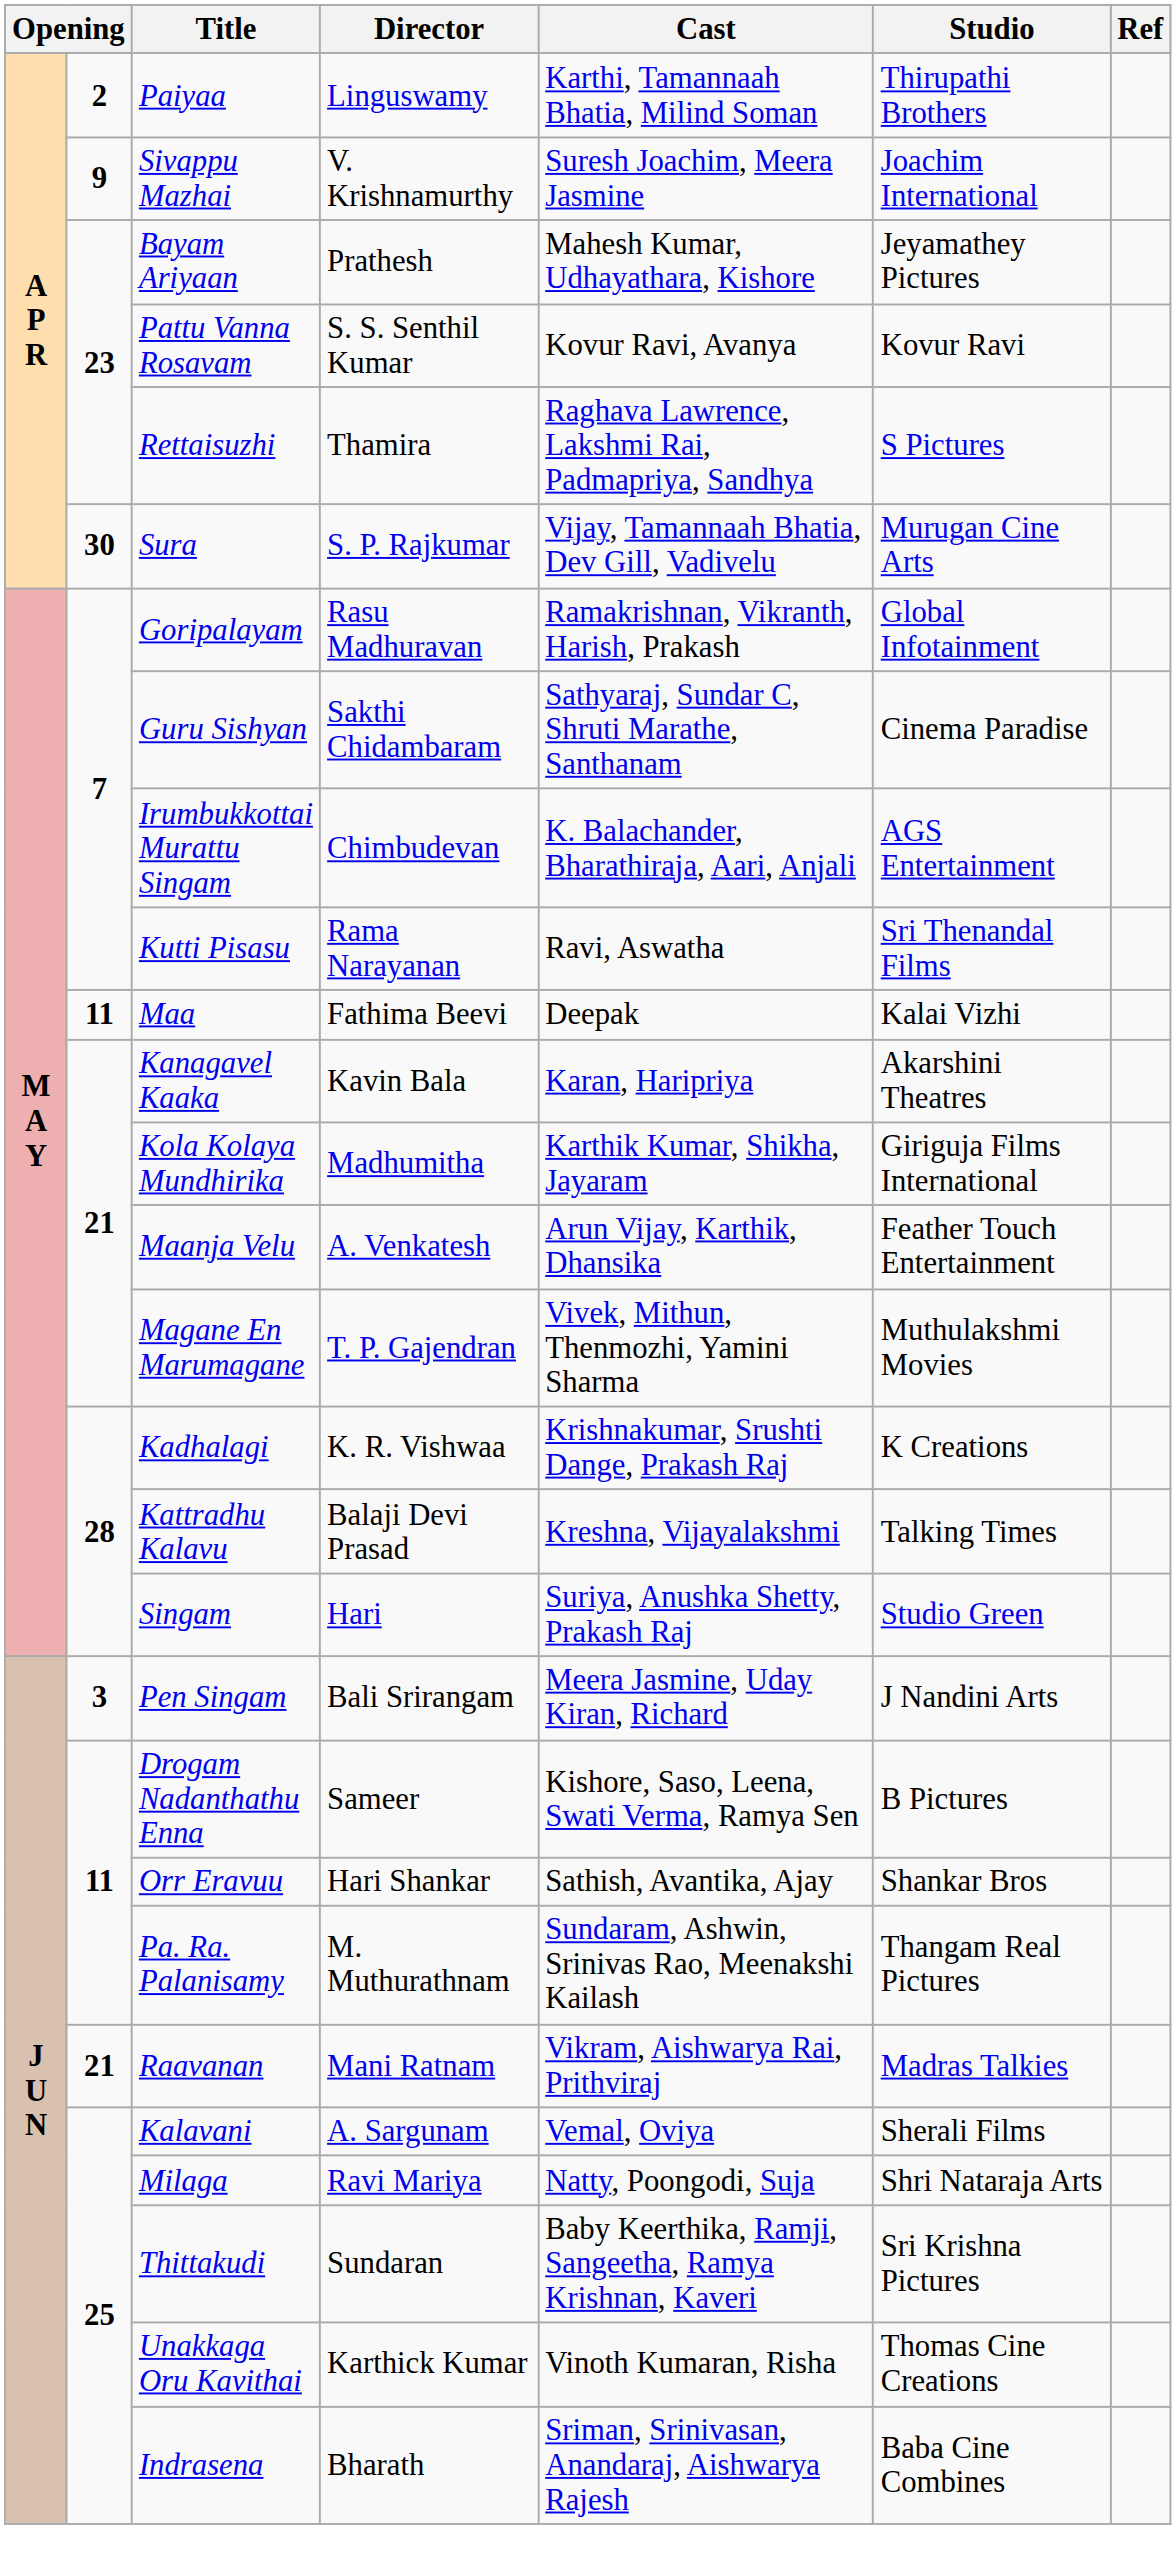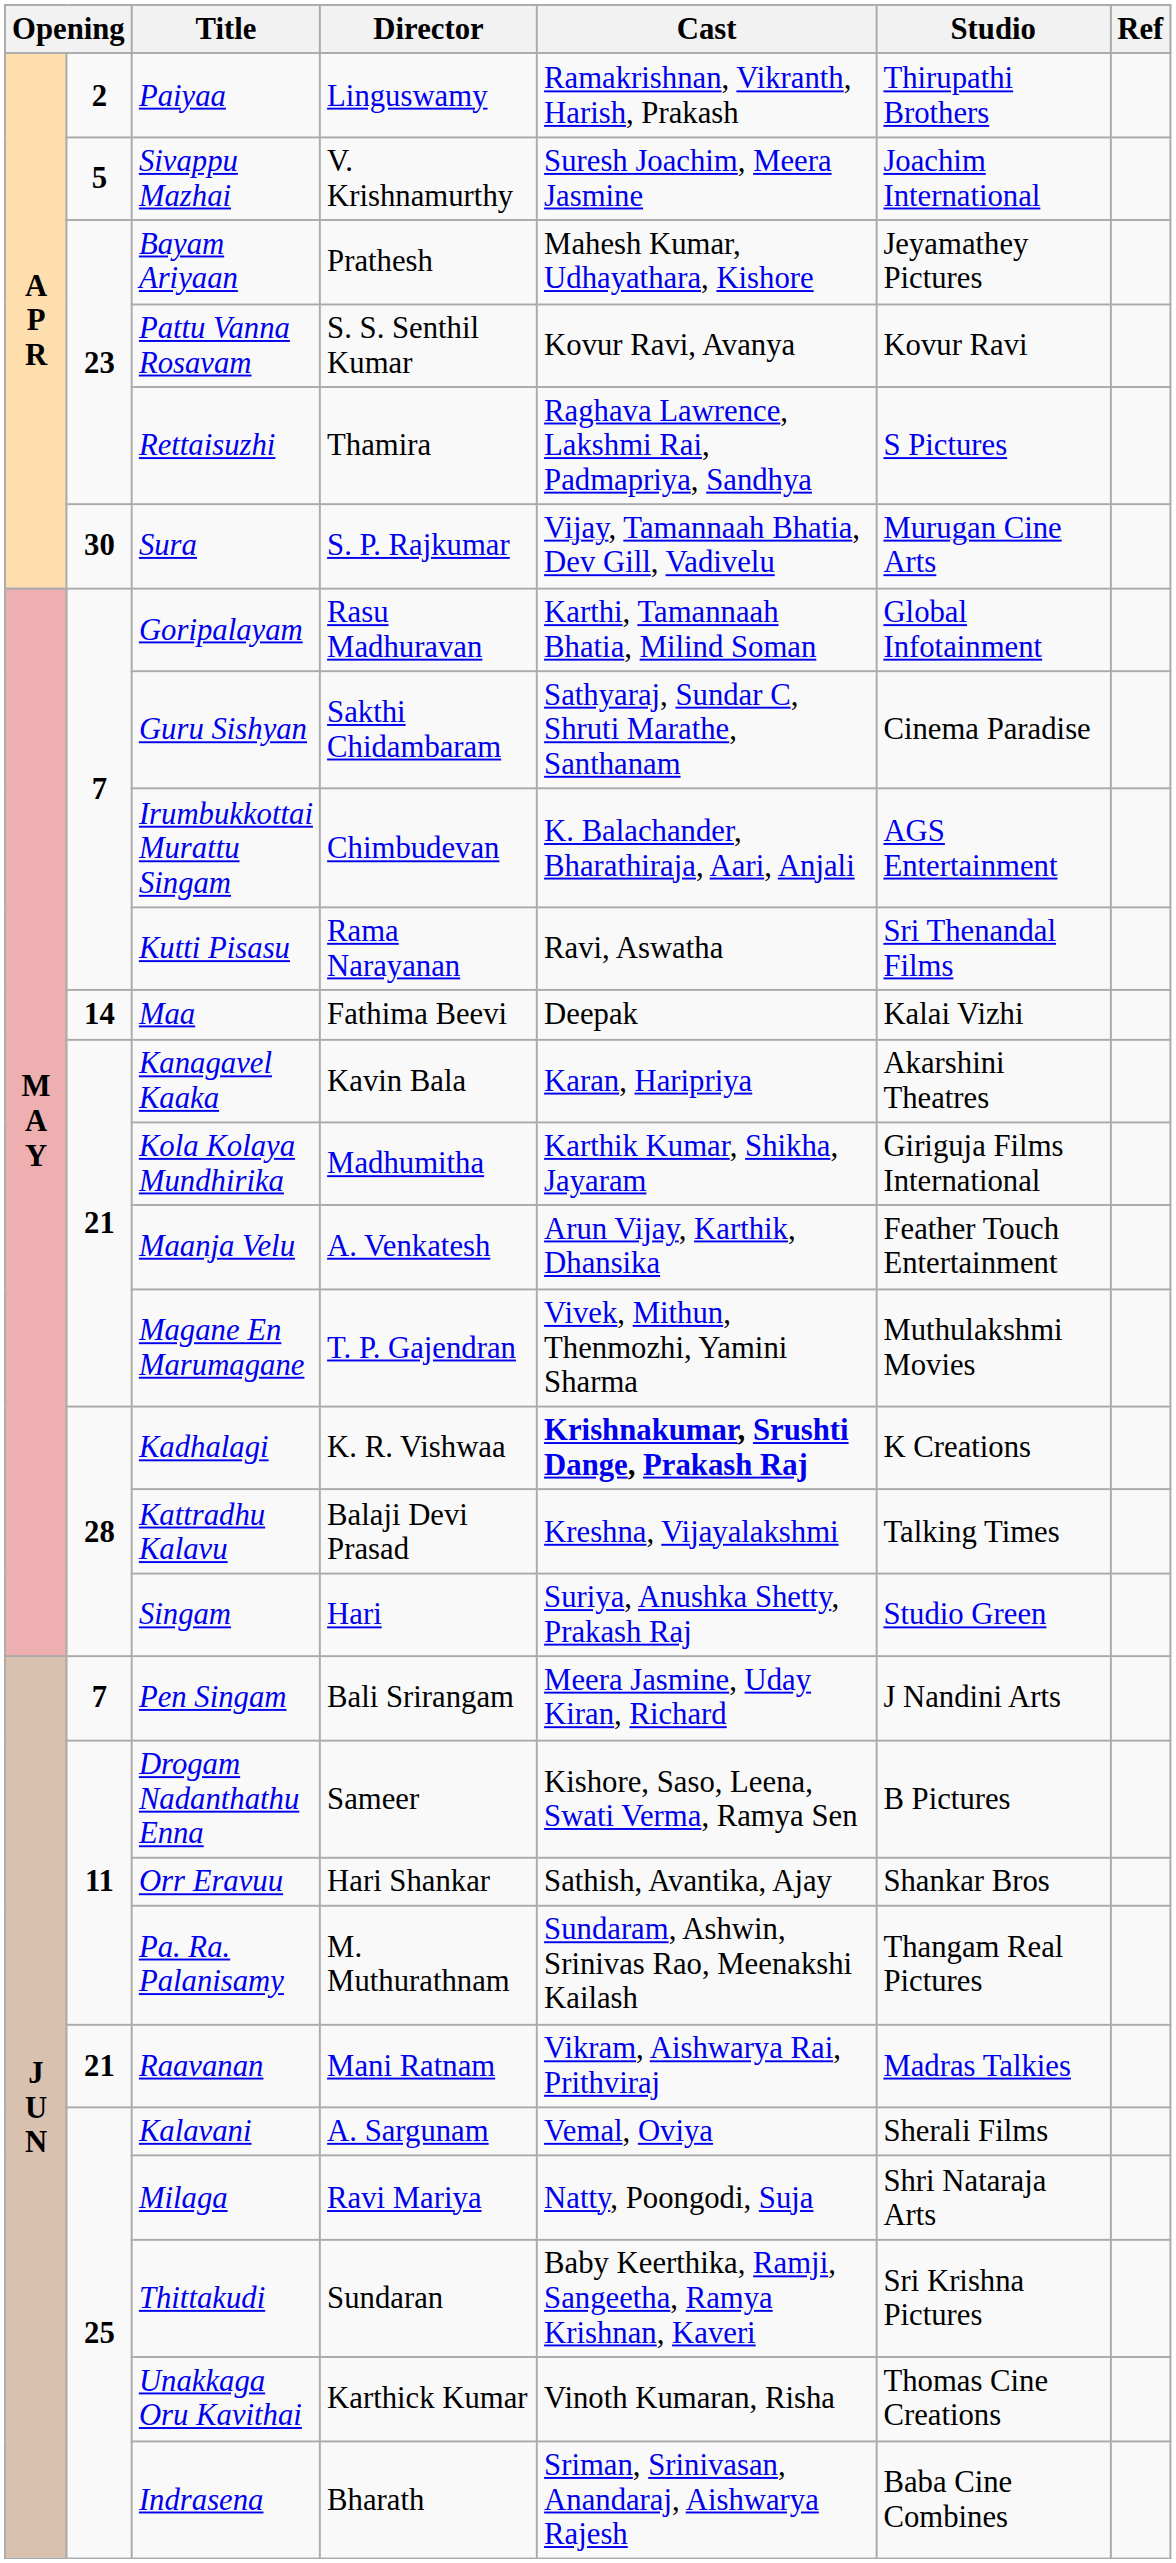(681, 94) Karthi, Tamannaah Bhatia, Milind Soman -> (698, 94) Ramakrishnan, Vikranth, Harish, Prakash
(99, 178) 9 -> (99, 178) 5
(699, 629) Ramakrishnan, Vikranth, Harish, Prakash -> (680, 629) Karthi, Tamannaah Bhatia, Milind Soman
(99, 1014) 11 -> (99, 1014) 14
(684, 1447) normal -> (696, 1447) bold
(99, 1697) 3 -> (99, 1697) 7
